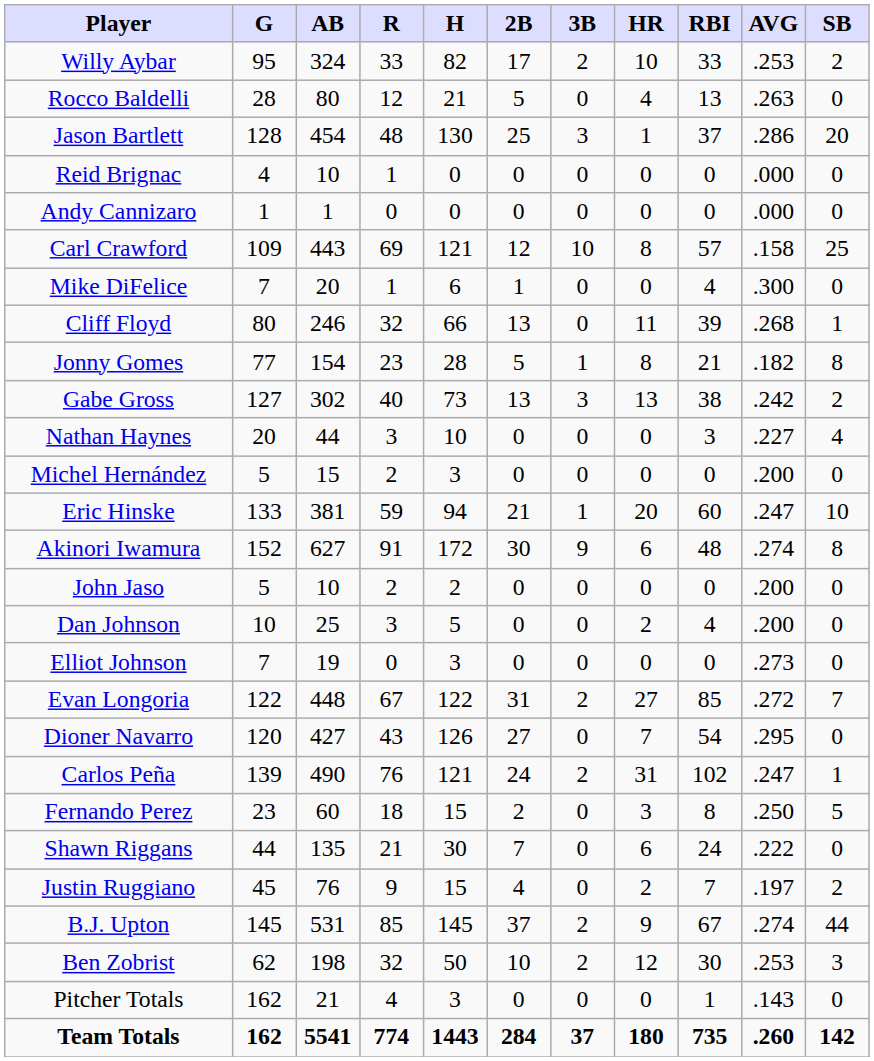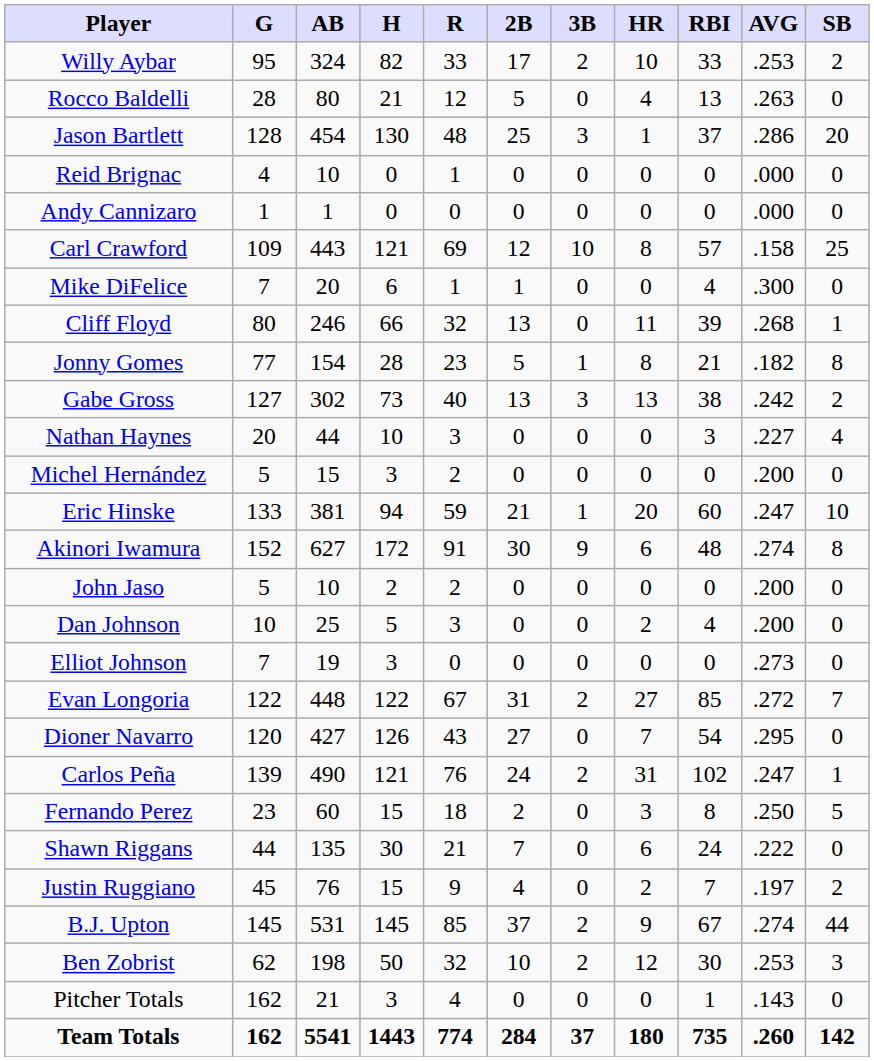columns swapped: (391, 23) <-> (455, 23)
